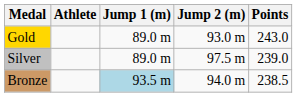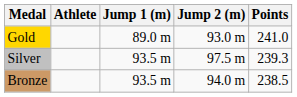(273, 37) 243.0 -> (273, 37) 241.0
(152, 59) 89.0 m -> (152, 59) 93.5 m
(273, 59) 239.0 -> (273, 59) 239.3
(152, 80) lightblue background -> (152, 80) no background
